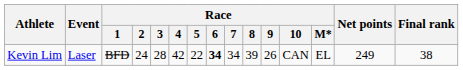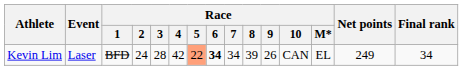(197, 55) no background -> (197, 55) lightsalmon background
(426, 55) 38 -> (426, 55) 34
